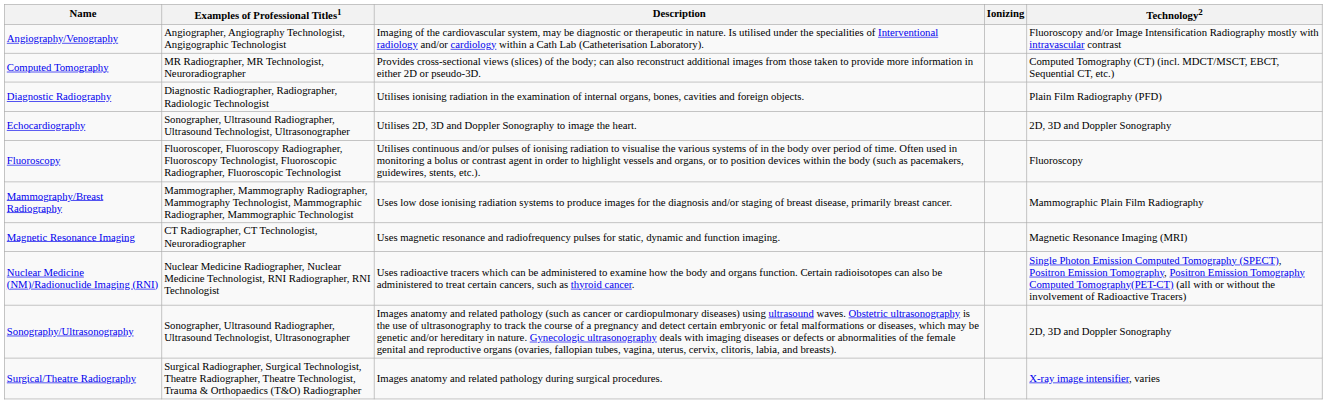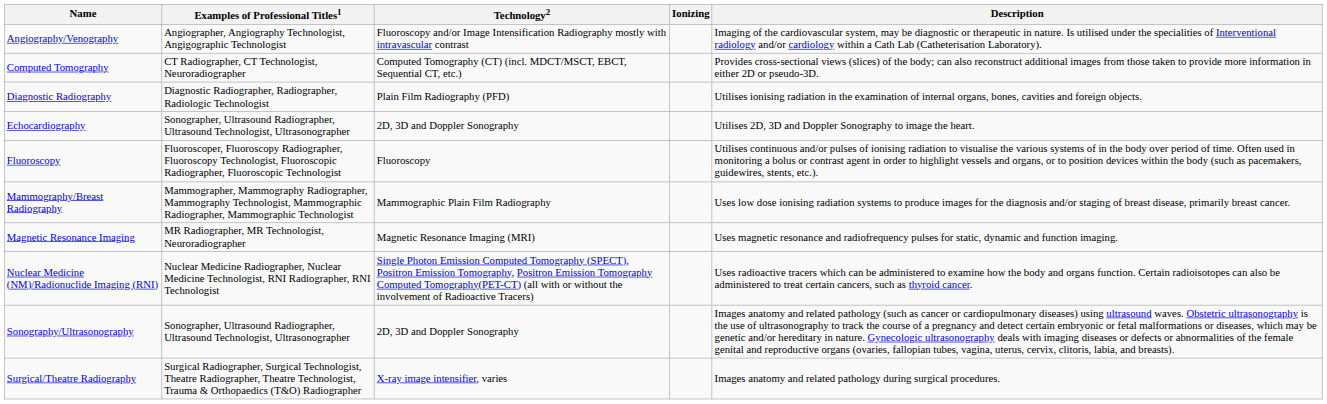columns swapped: (1175, 14) <-> (679, 14)
(244, 67) MR Radiographer, MR Technologist, Neuroradiographer -> (241, 67) CT Radiographer, CT Technologist, Neuroradiographer
(241, 237) CT Radiographer, CT Technologist, Neuroradiographer -> (244, 237) MR Radiographer, MR Technologist, Neuroradiographer
